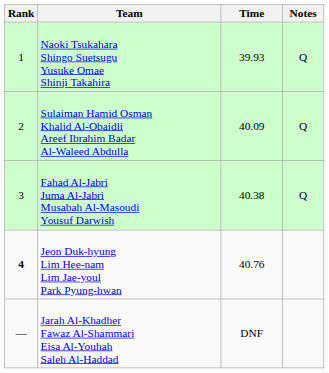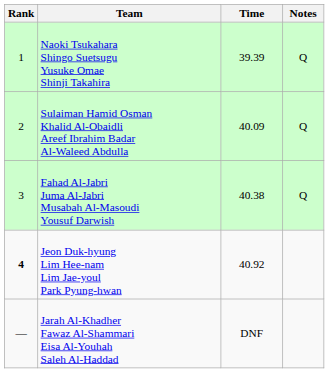(252, 57) 39.93 -> (252, 57) 39.39
(252, 264) 40.76 -> (252, 264) 40.92
